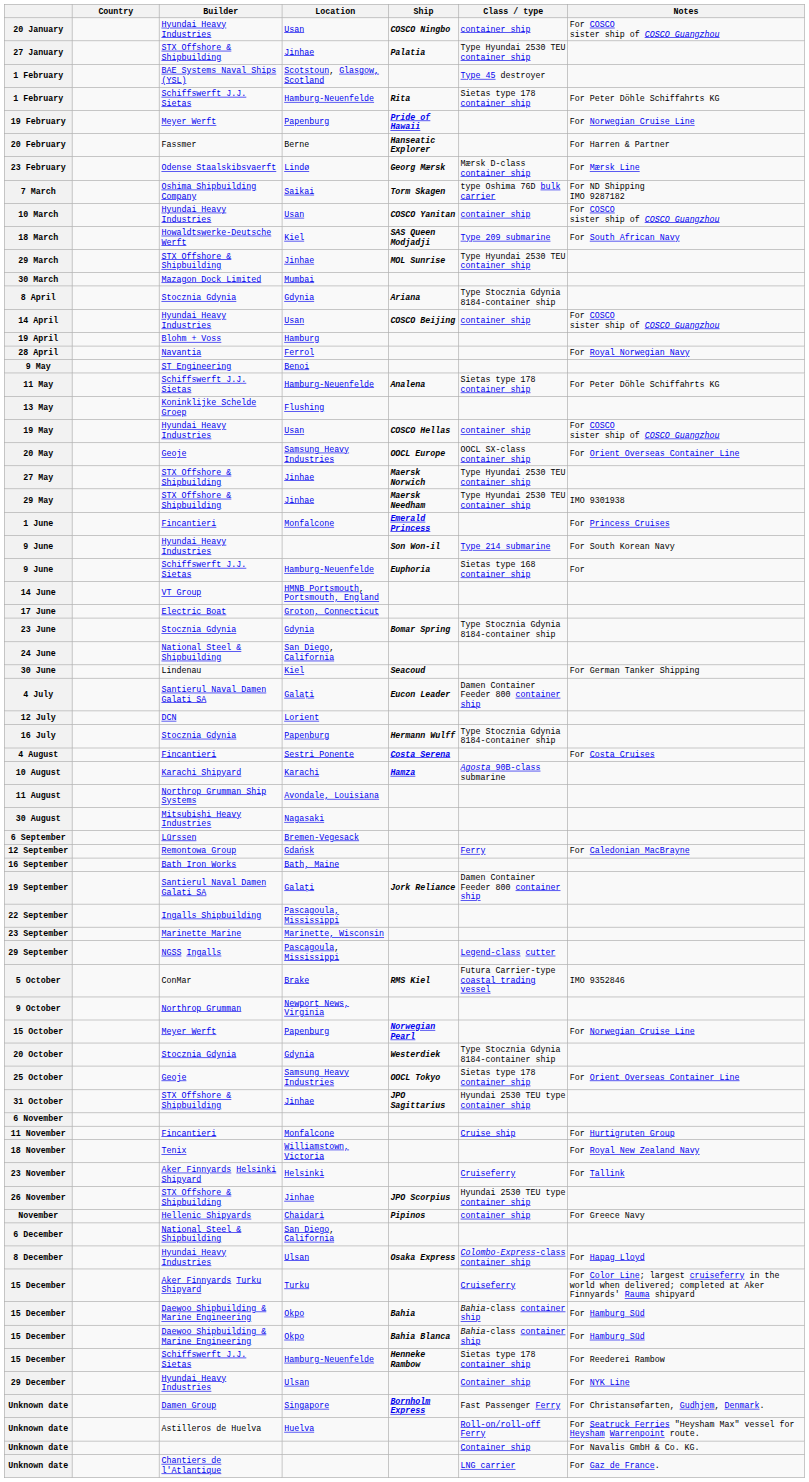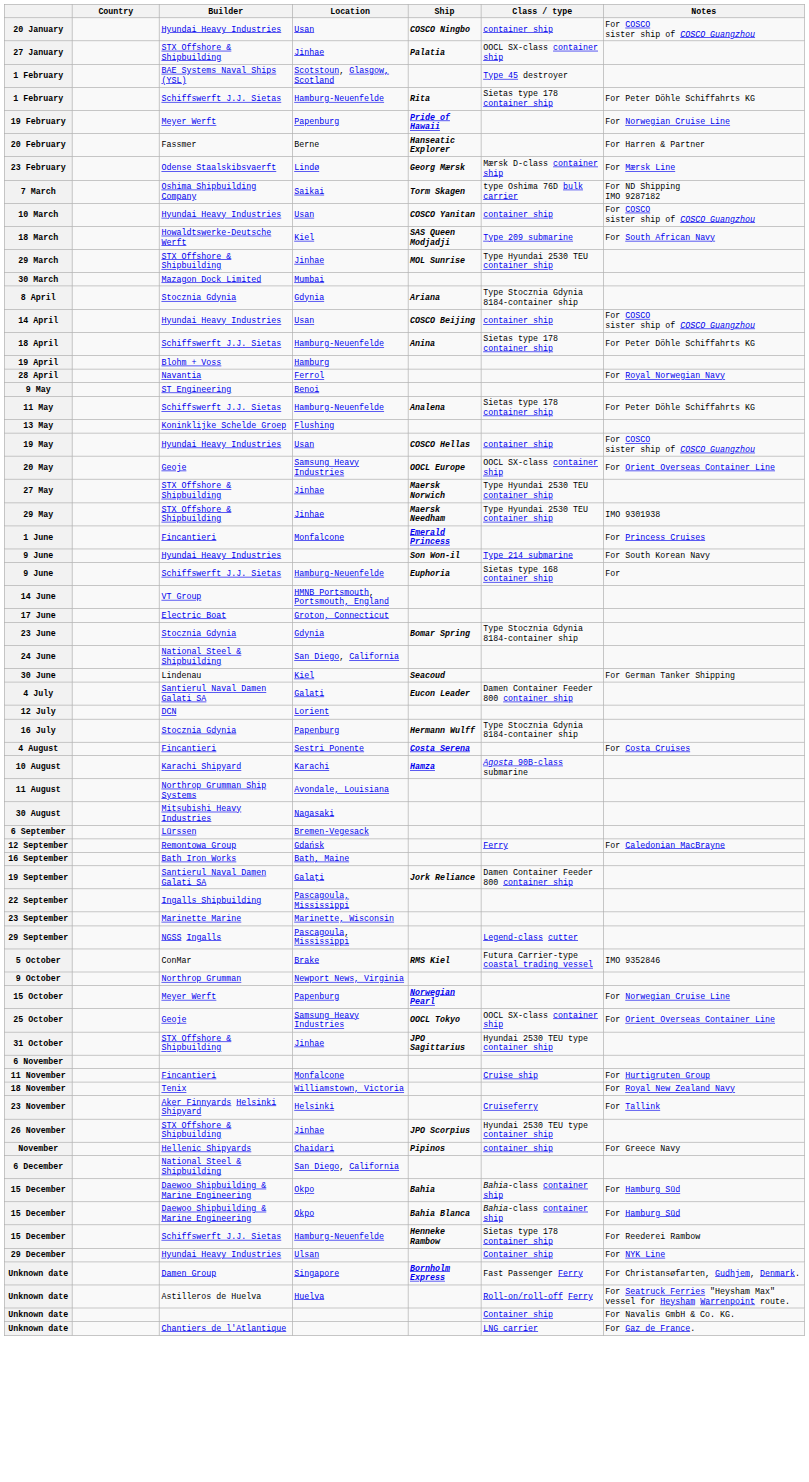(513, 53) Type Hyundai 2530 TEU container ship -> (541, 53) OOCL SX-class container ship
+ row: (38, 344)
- row: (38, 1055)
(498, 1078) Sietas type 178 container ship -> (541, 1020) OOCL SX-class container ship
- row: (38, 1258)
- row: (38, 1285)
